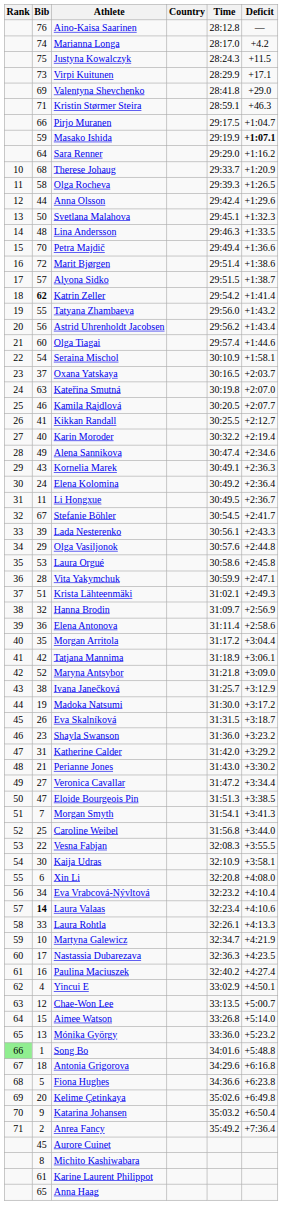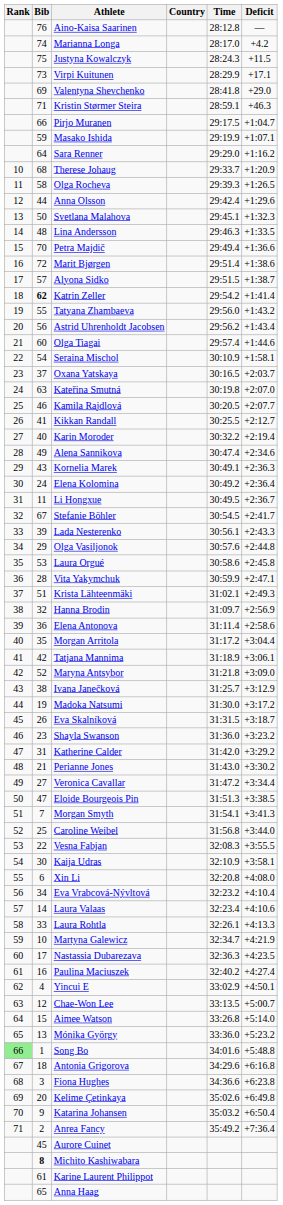(260, 138) bold -> (259, 138) normal
(42, 909) bold -> (42, 909) normal
(42, 1082) 5 -> (42, 1082) 3
(42, 1160) normal -> (42, 1160) bold
